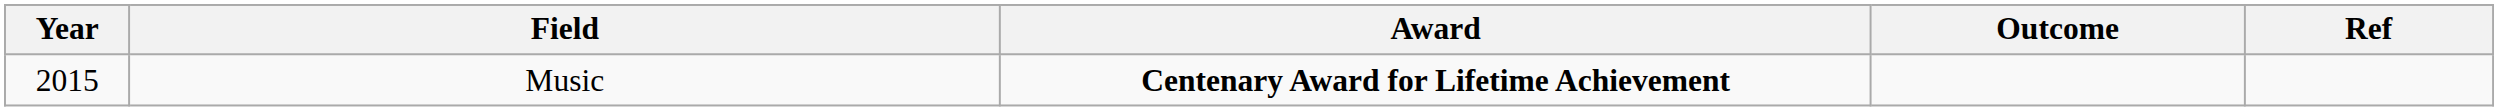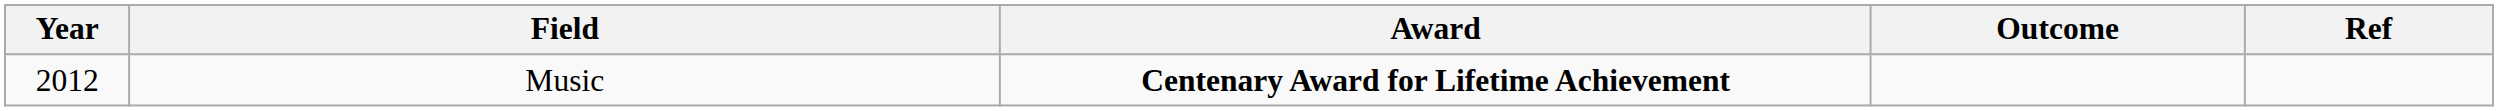(67, 79) 2015 -> (67, 79) 2012
